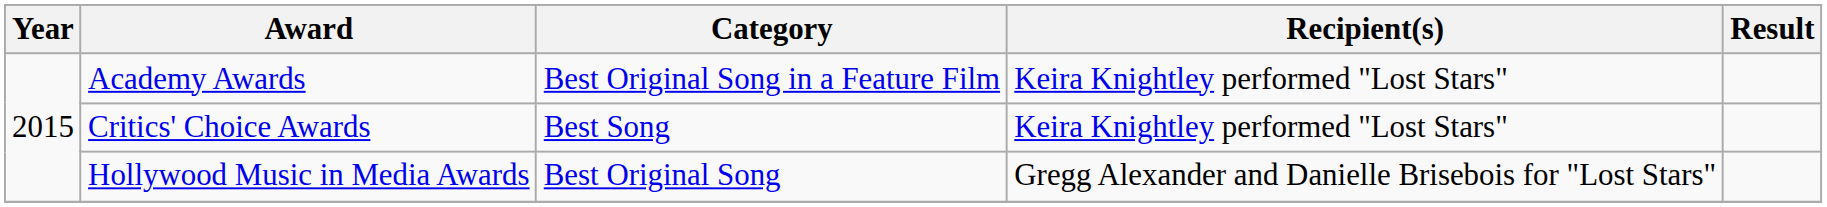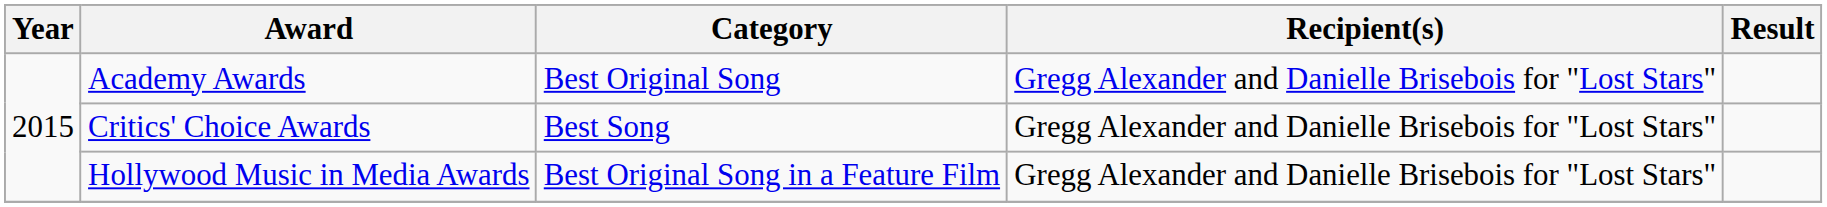(772, 77) Best Original Song in a Feature Film -> (662, 77) Best Original Song
(1261, 77) Keira Knightley performed "Lost Stars" -> (1365, 77) Gregg Alexander and Danielle Brisebois for "Lost Stars"
(1261, 126) Keira Knightley performed "Lost Stars" -> (1365, 126) Gregg Alexander and Danielle Brisebois for "Lost Stars"
(662, 175) Best Original Song -> (772, 175) Best Original Song in a Feature Film
